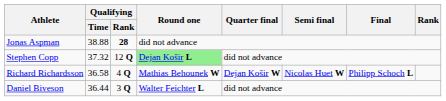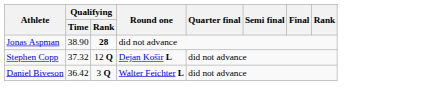(98, 42) 38.88 -> (78, 42) 38.90
(165, 58) lightgreen background -> (145, 58) no background
- row: (45, 73)
(98, 88) 36.44 -> (78, 73) 36.42
